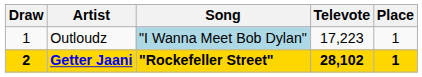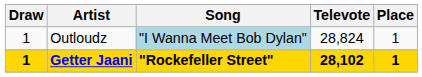(342, 38) 17,223 -> (342, 38) 28,824
(26, 60) 2 -> (26, 60) 1
